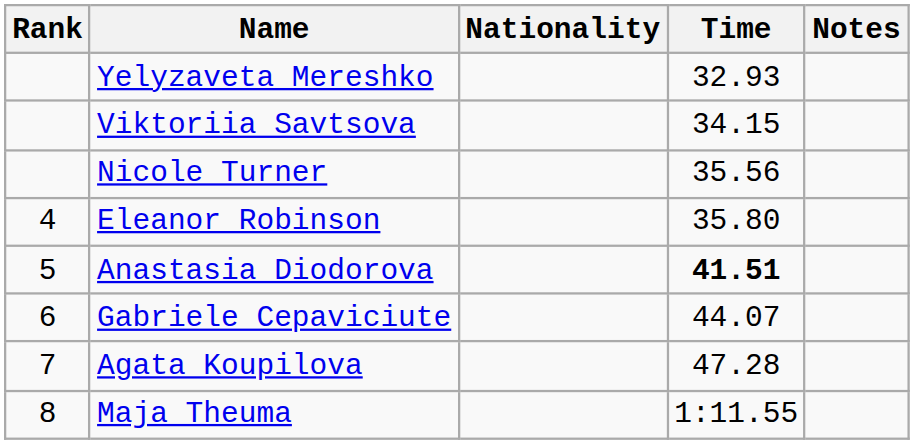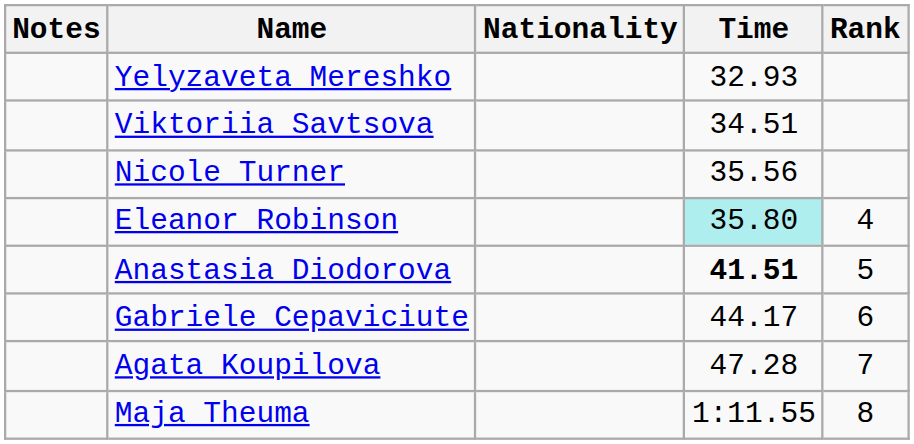columns swapped: (48, 29) <-> (856, 29)
(736, 125) 34.15 -> (754, 125) 34.51
(736, 222) no background -> (754, 222) paleturquoise background
(736, 318) 44.07 -> (754, 318) 44.17
